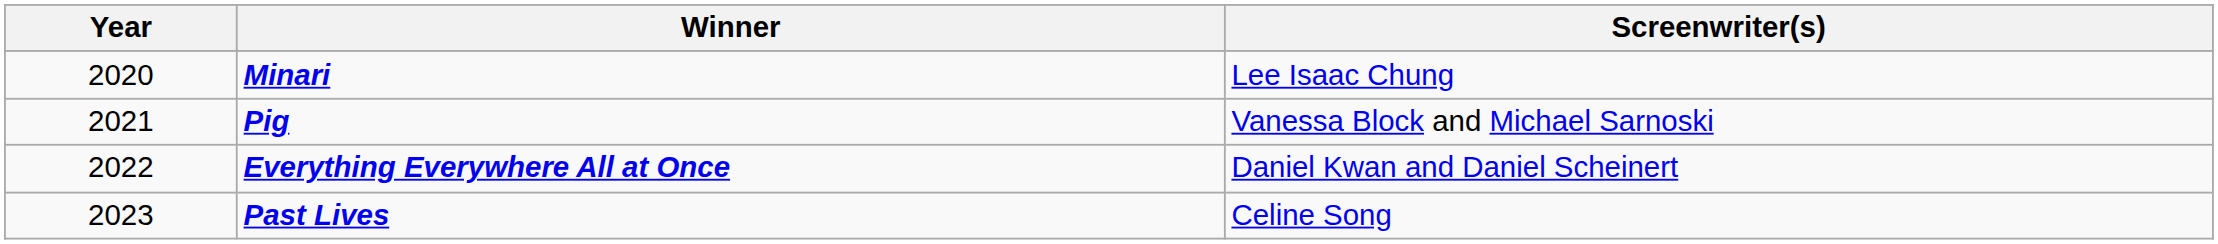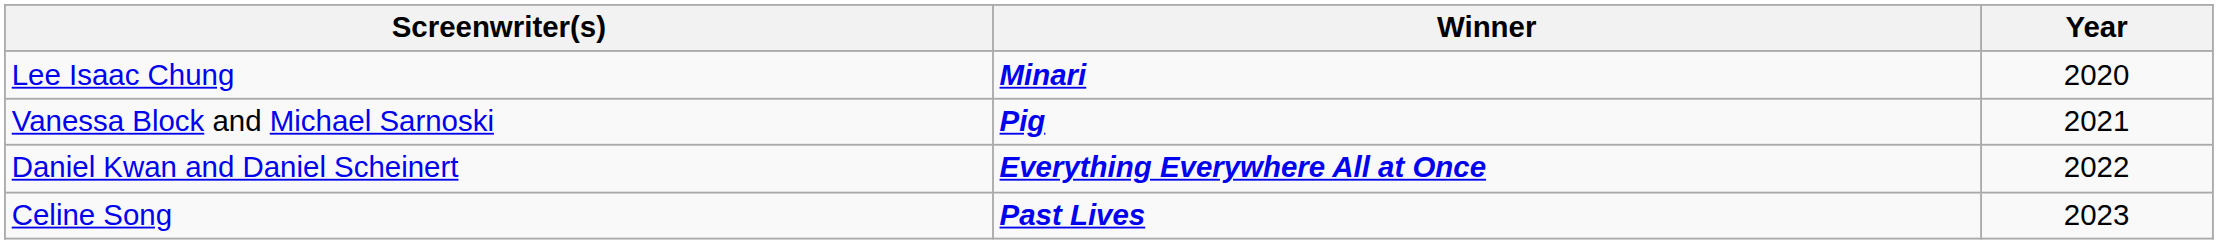columns swapped: (121, 27) <-> (1719, 27)
